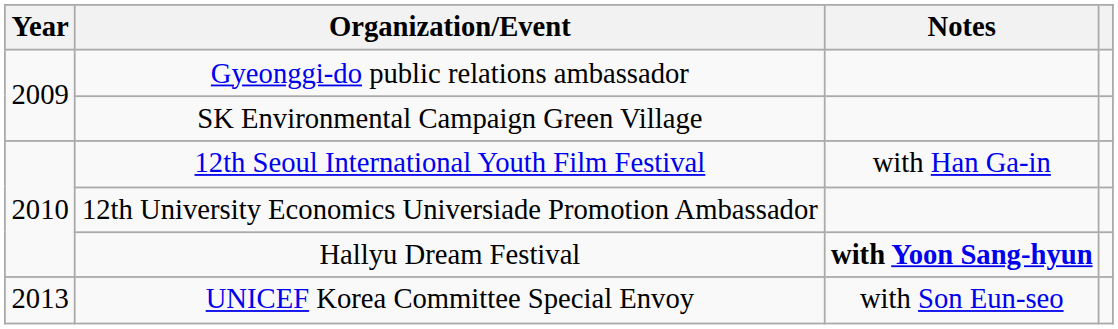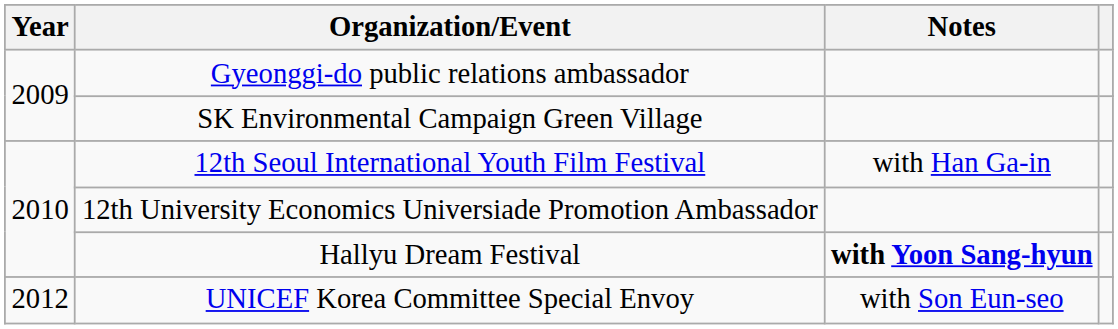(40, 299) 2013 -> (40, 299) 2012
